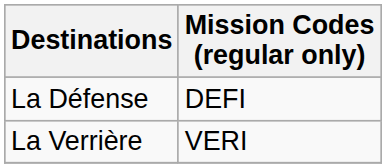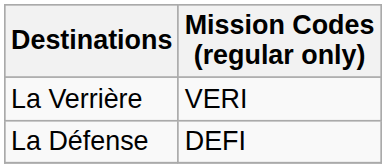rows swapped: (80, 98) <-> (77, 141)
